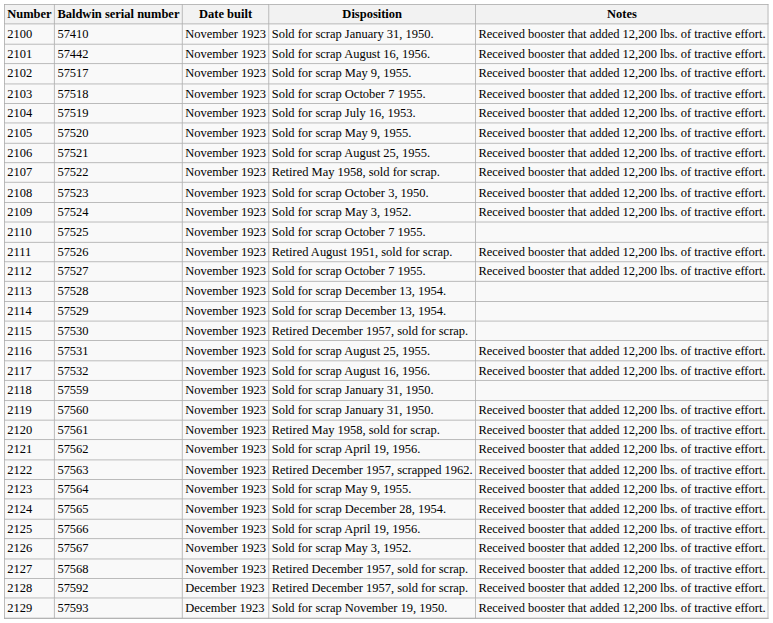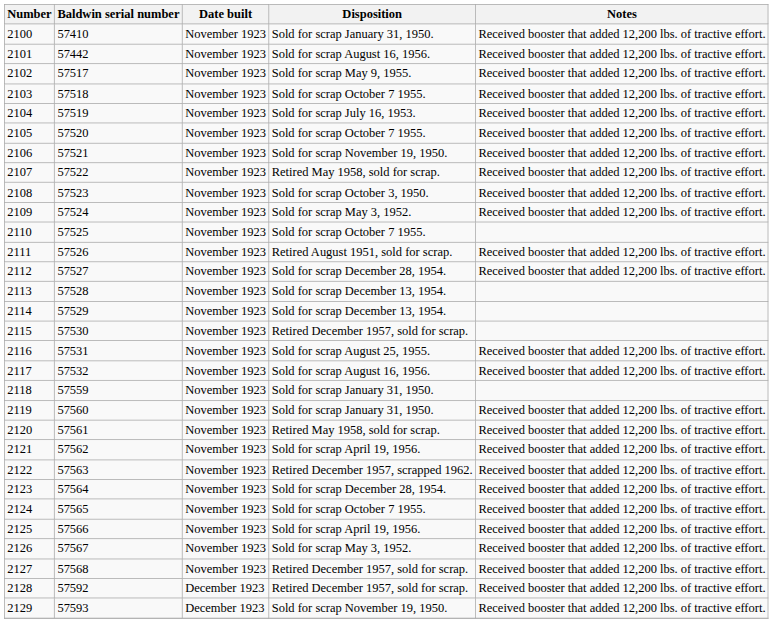(342, 133) Sold for scrap May 9, 1955. -> (349, 133) Sold for scrap October 7 1955.
(351, 152) Sold for scrap August 25, 1955. -> (360, 152) Sold for scrap November 19, 1950.
(349, 271) Sold for scrap October 7 1955. -> (359, 271) Sold for scrap December 28, 1954.
(342, 489) Sold for scrap May 9, 1955. -> (359, 489) Sold for scrap December 28, 1954.
(359, 509) Sold for scrap December 28, 1954. -> (349, 509) Sold for scrap October 7 1955.
